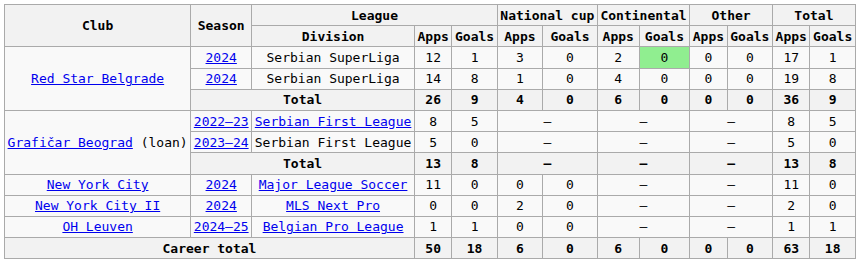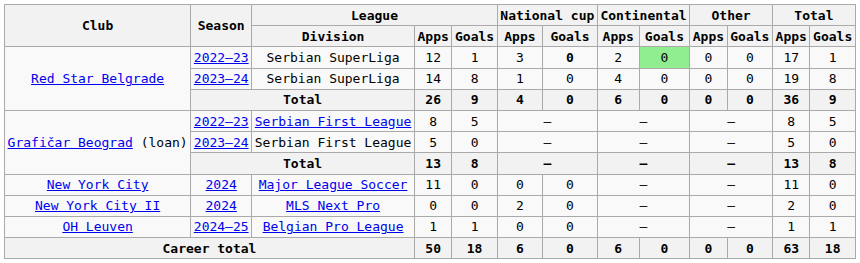(221, 57) 2024 -> (221, 57) 2022–23
(570, 57) normal -> (570, 57) bold
(221, 79) 2024 -> (221, 79) 2023–24
